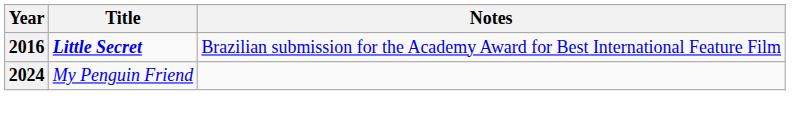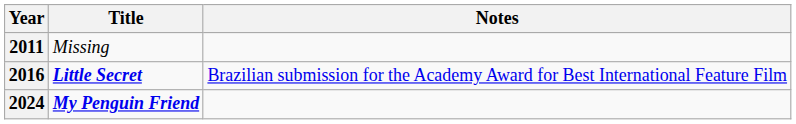+ row: (27, 47)
(123, 75) normal -> (126, 103) bold
